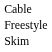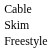rows swapped: (17, 41) <-> (26, 25)
